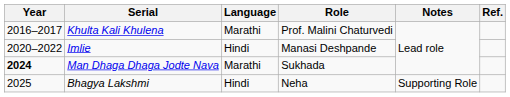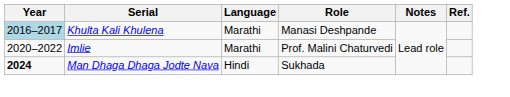(35, 30) no background -> (35, 30) lightblue background
(337, 30) Prof. Malini Chaturvedi -> (329, 30) Manasi Deshpande
(237, 48) Hindi -> (242, 48) Marathi
(329, 48) Manasi Deshpande -> (337, 48) Prof. Malini Chaturvedi
(242, 65) Marathi -> (237, 65) Hindi
- row: (108, 83)
